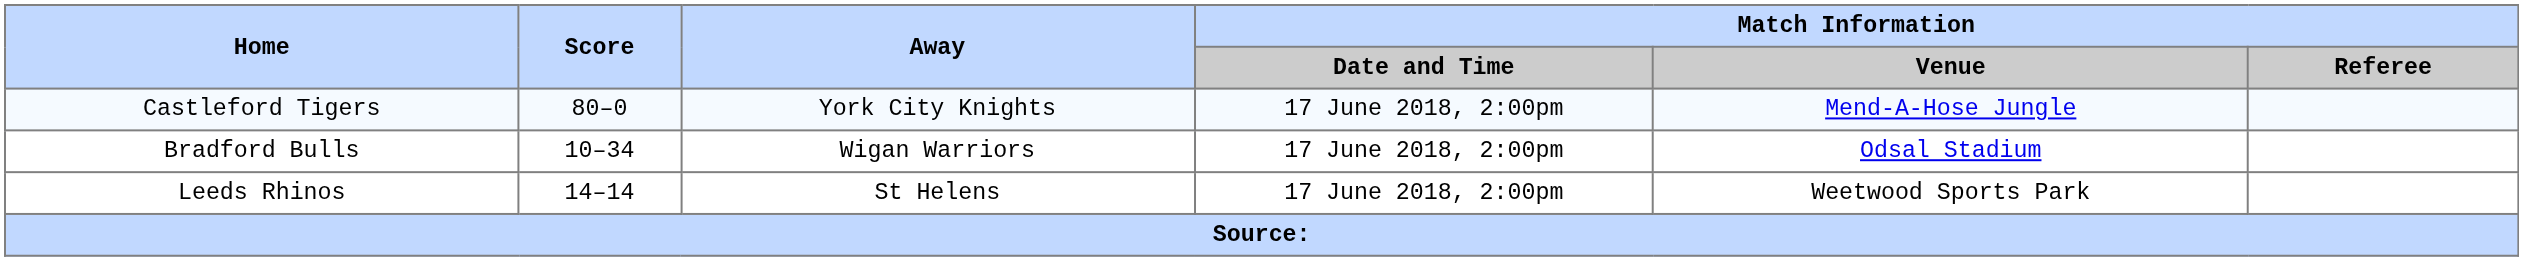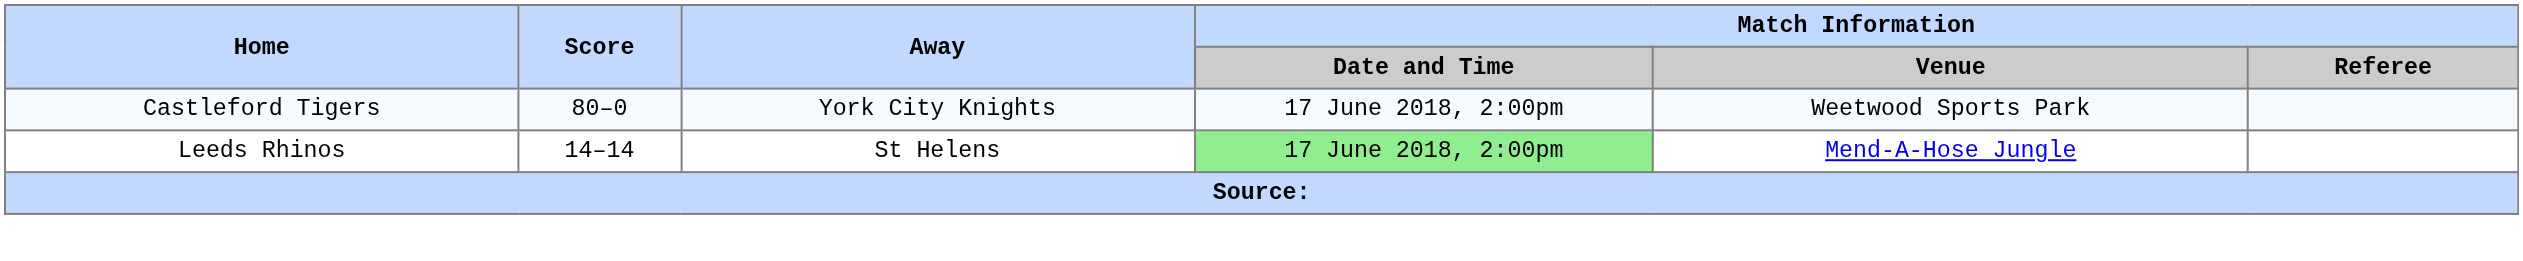(1951, 109) Mend-A-Hose Jungle -> (1951, 109) Weetwood Sports Park
- row: (262, 151)
(1424, 193) no background -> (1424, 151) lightgreen background
(1951, 193) Weetwood Sports Park -> (1951, 151) Mend-A-Hose Jungle
